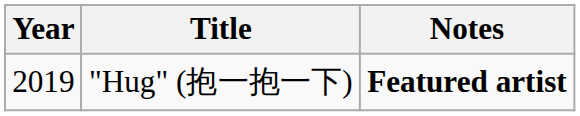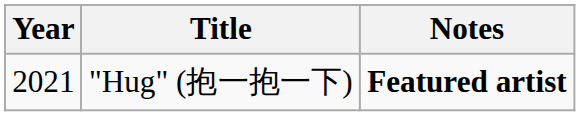(43, 81) 2019 -> (43, 81) 2021
